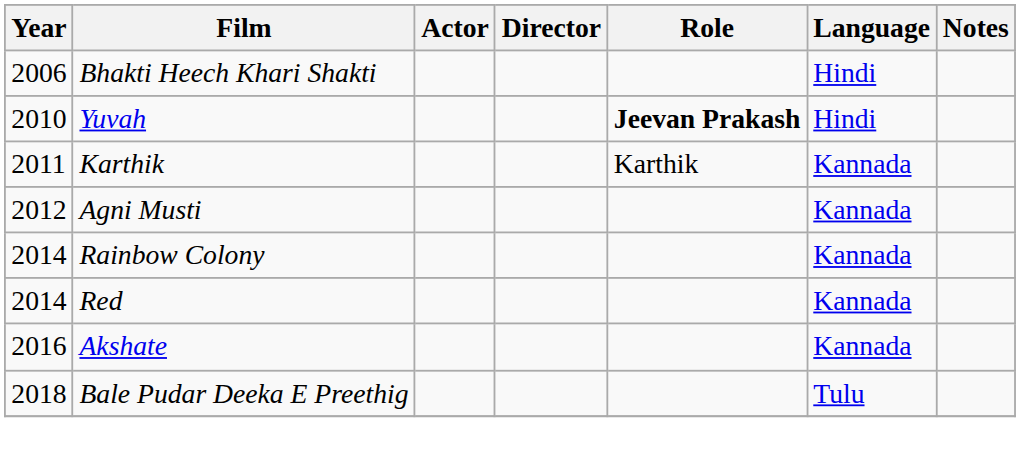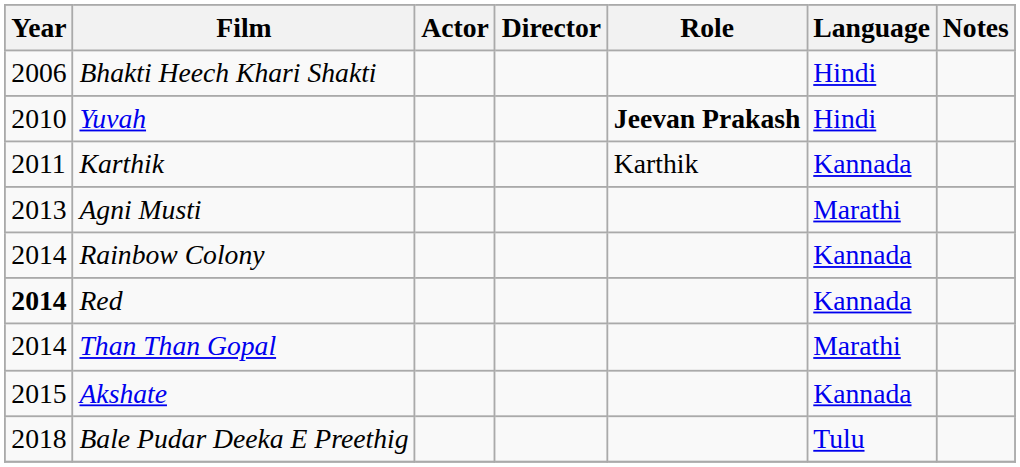(39, 209) 2012 -> (39, 209) 2013
(862, 209) Kannada -> (857, 209) Marathi
(39, 301) normal -> (39, 301) bold
+ row: (178, 346)
(39, 346) 2016 -> (39, 392) 2015
